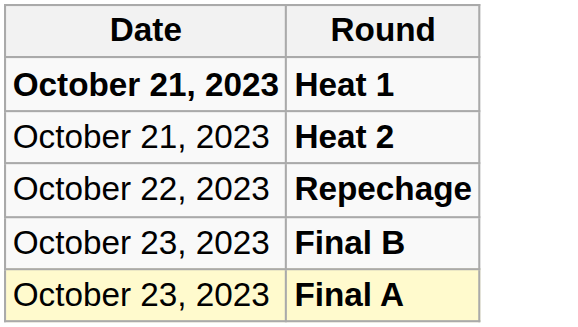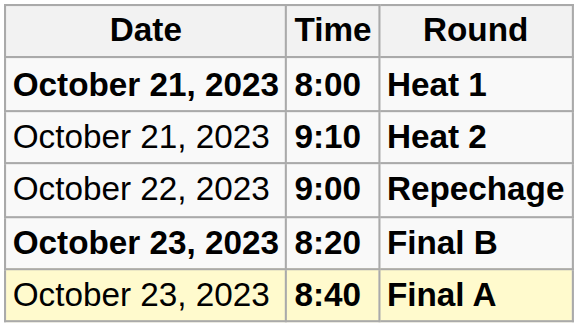+ column: (333, 30)
(141, 242) normal -> (146, 242) bold
